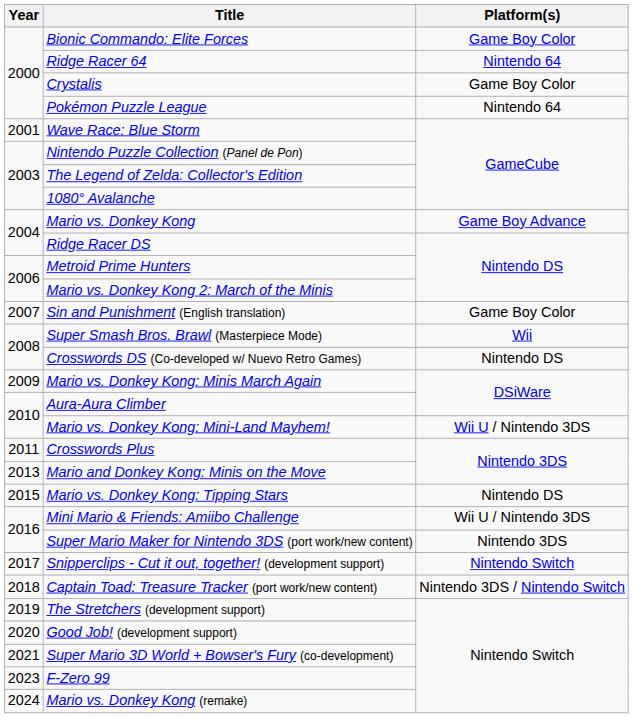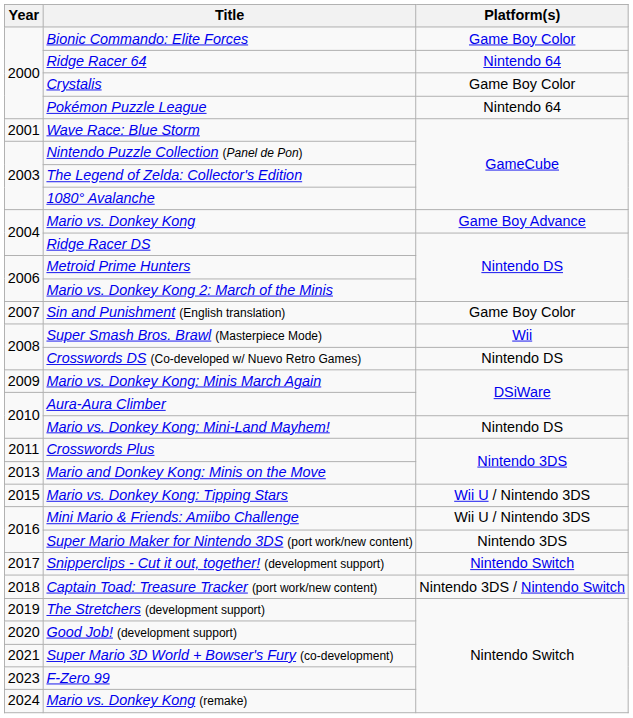(522, 426) Wii U / Nintendo 3DS -> (522, 426) Nintendo DS
(522, 495) Nintendo DS -> (522, 495) Wii U / Nintendo 3DS
